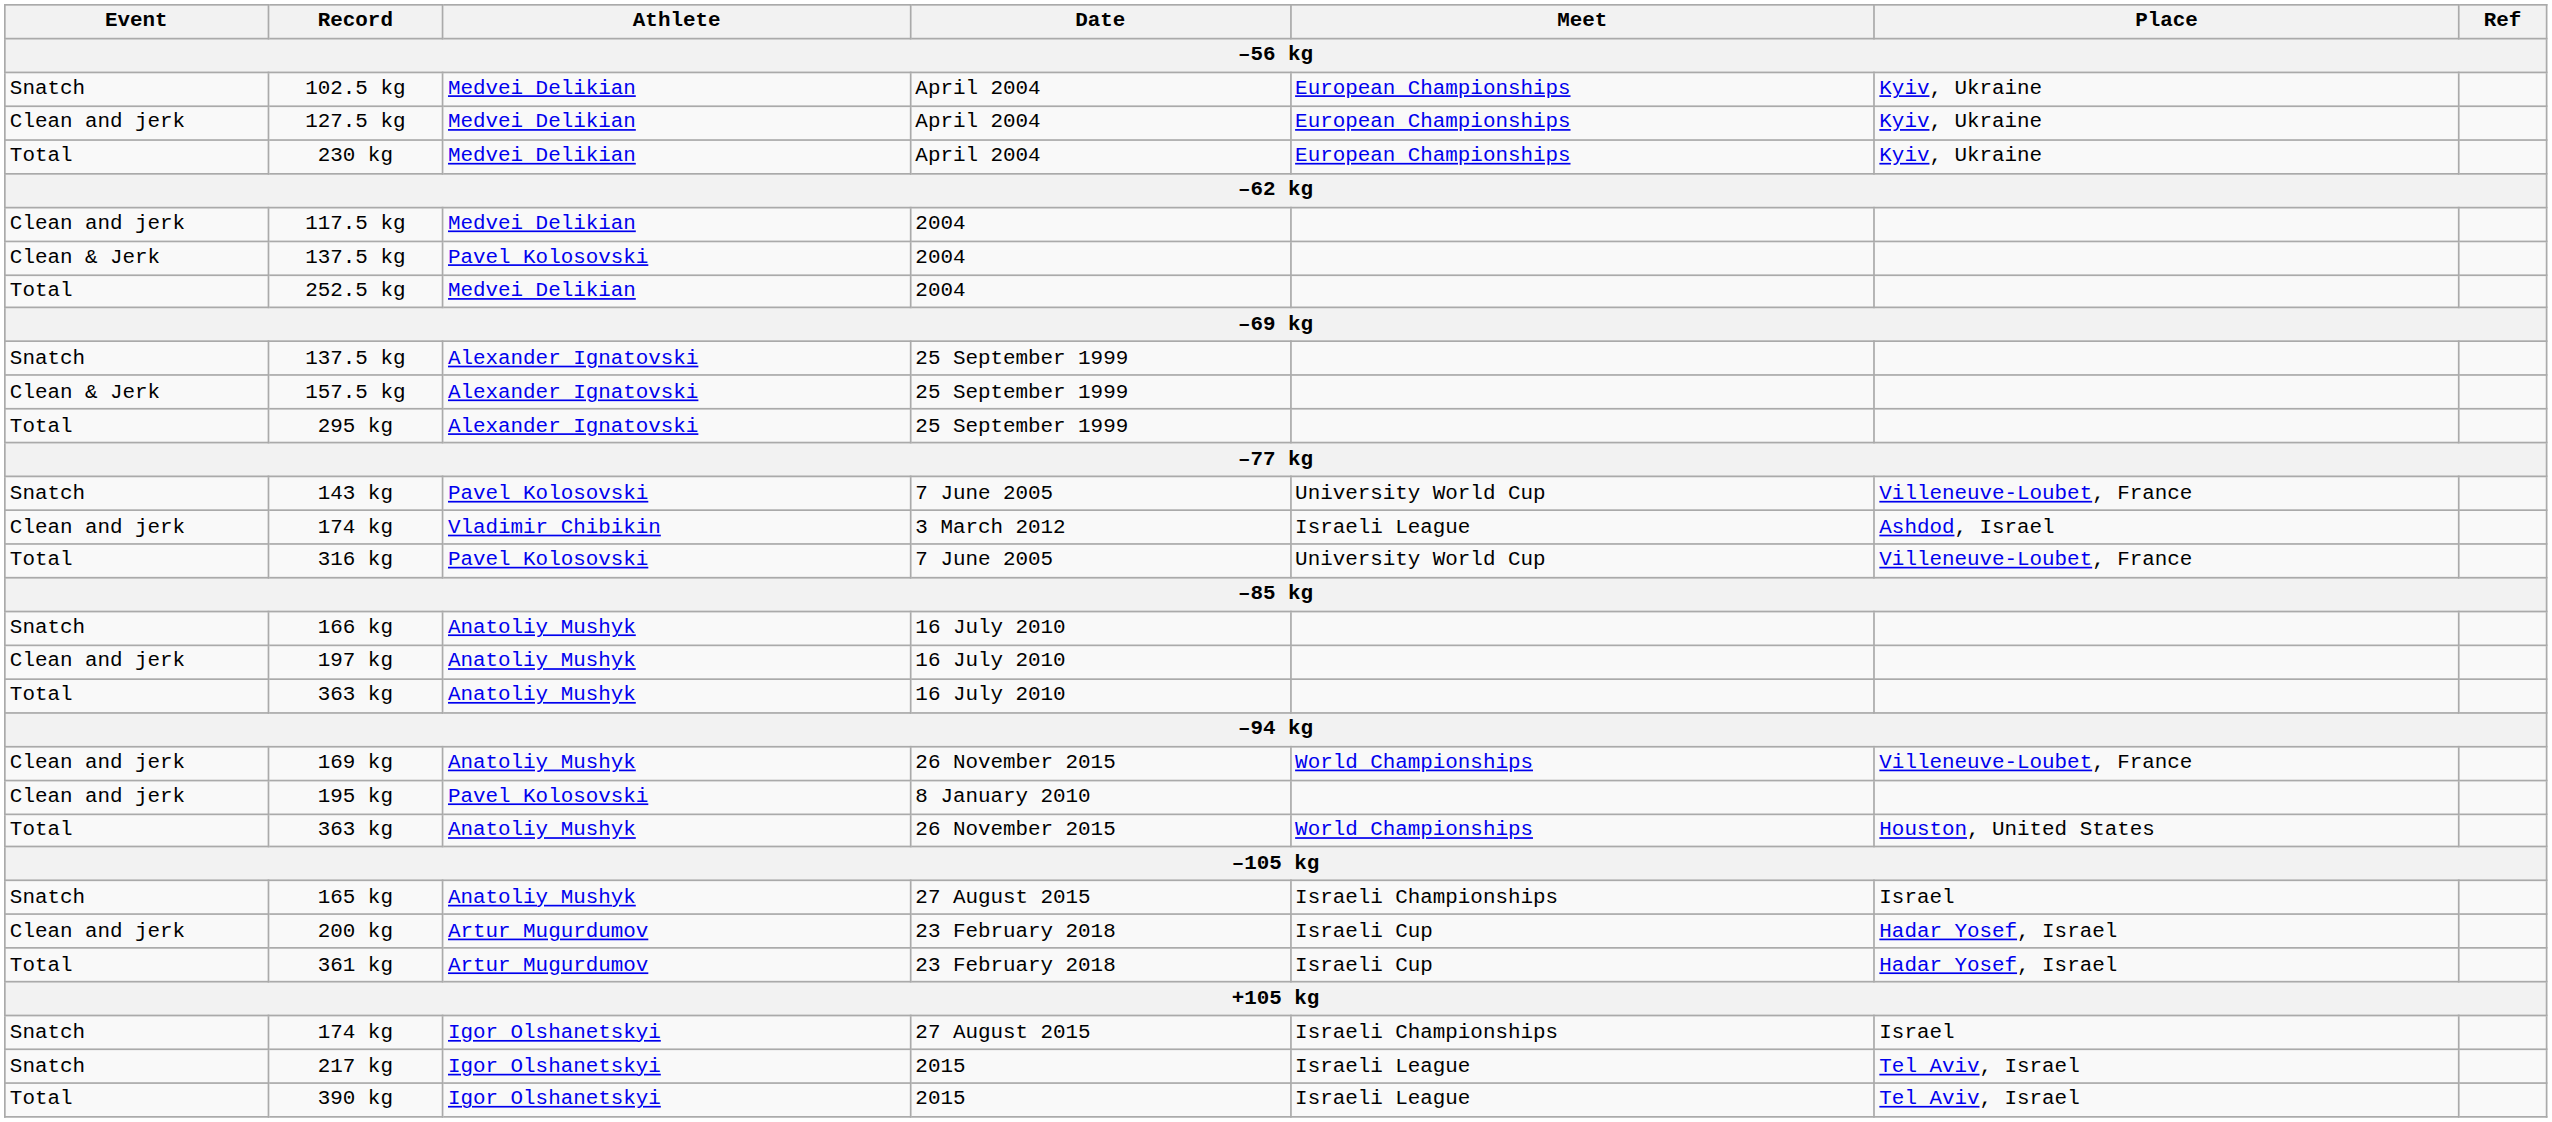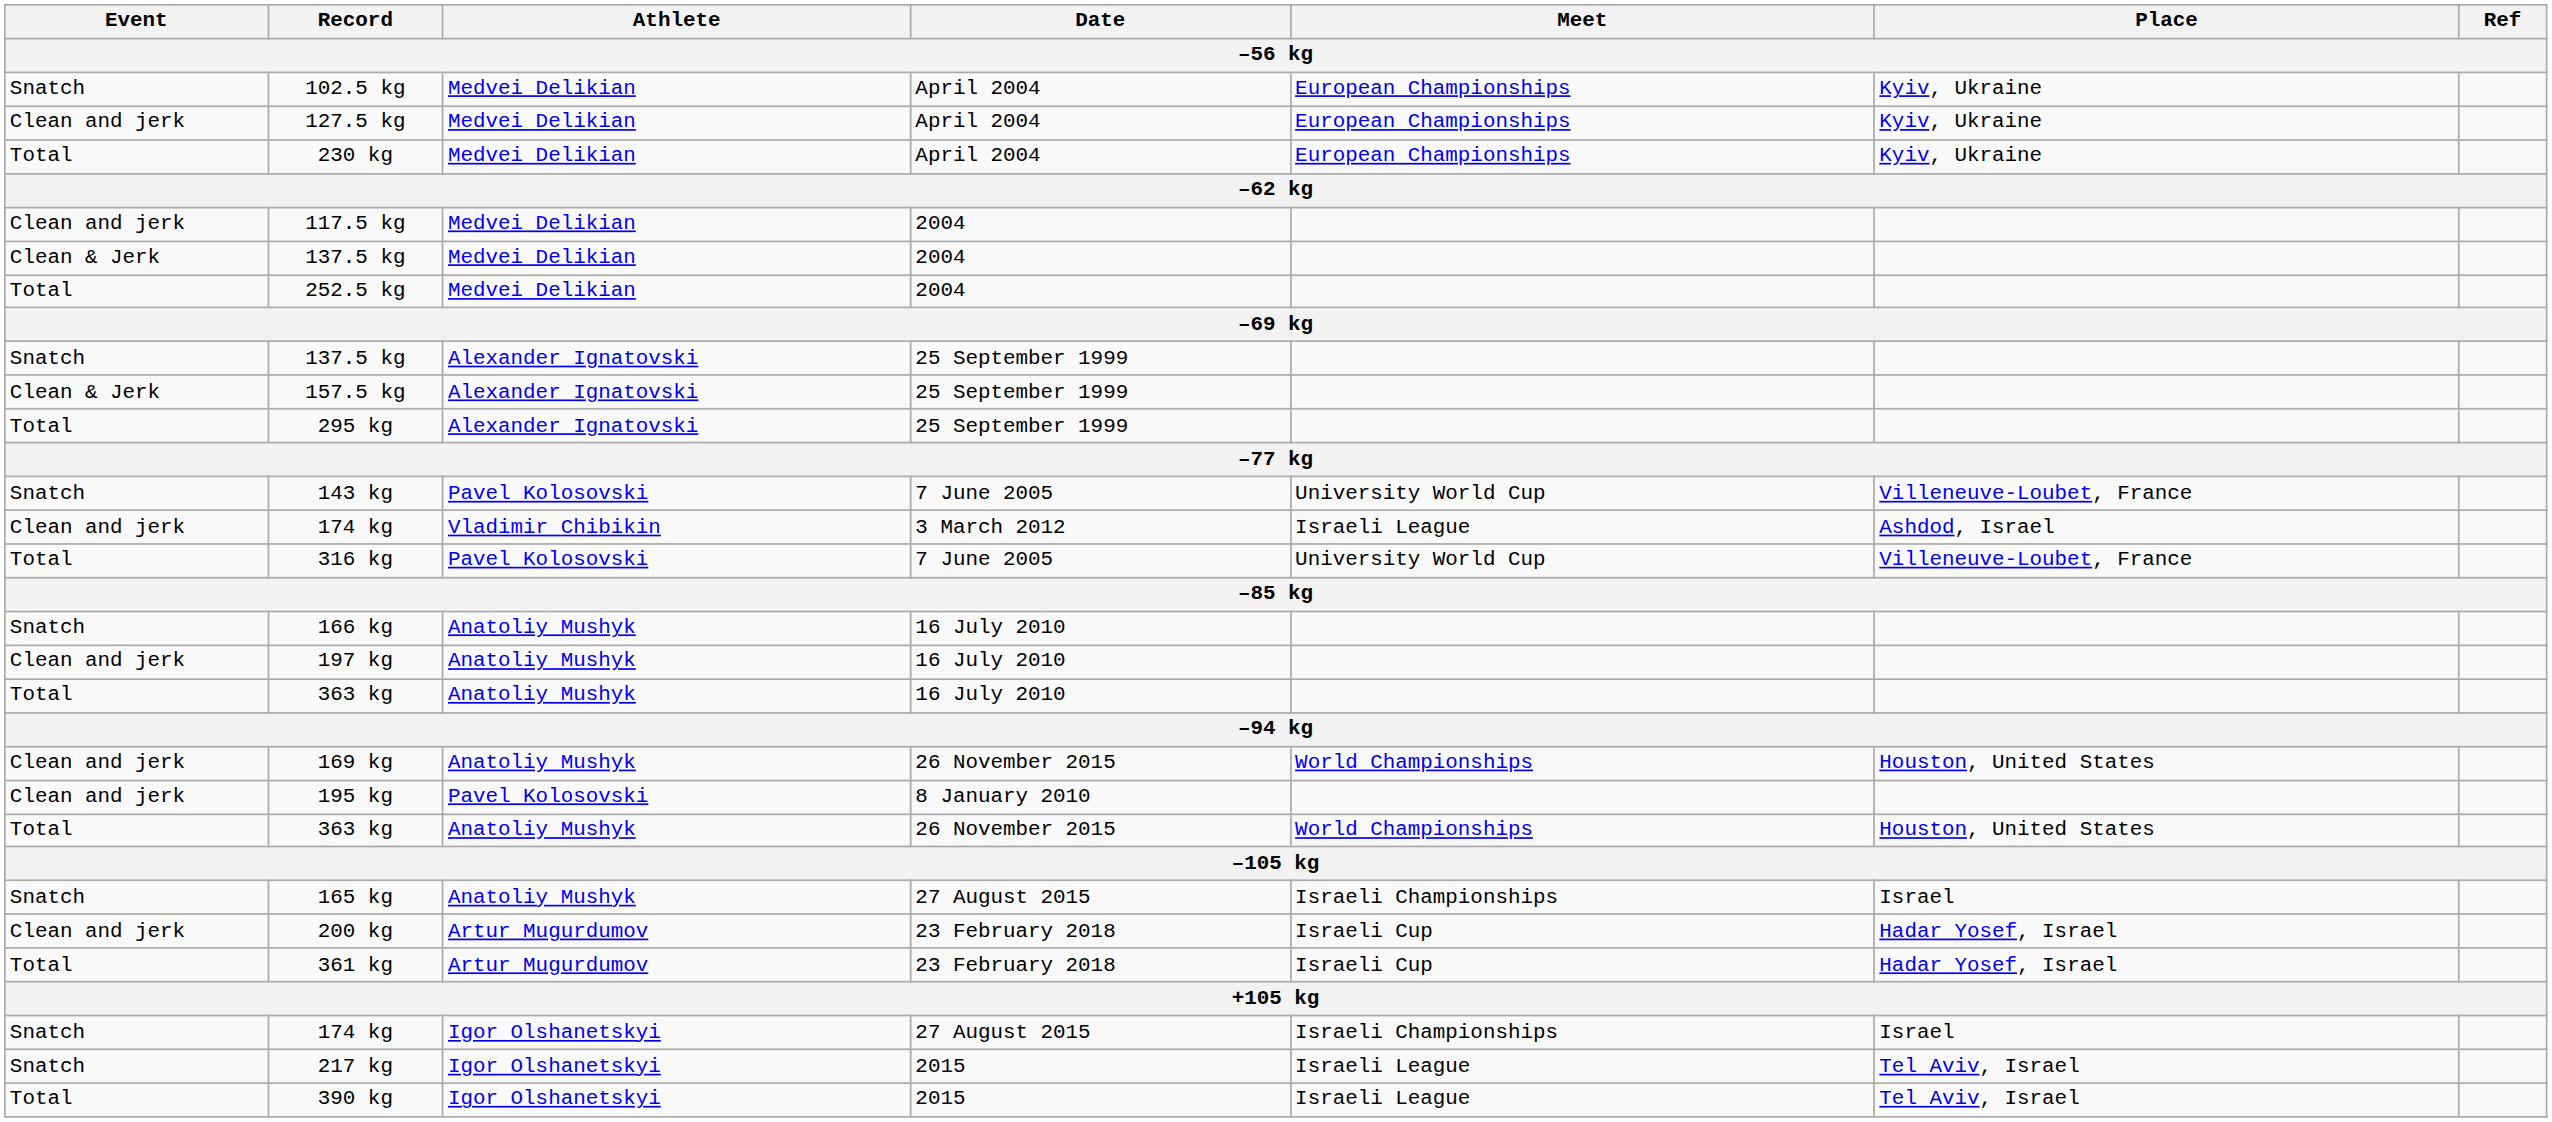(548, 258) Pavel Kolosovski -> (542, 258) Medvei Delikian
(2036, 763) Villeneuve-Loubet, France -> (2017, 763) Houston, United States
